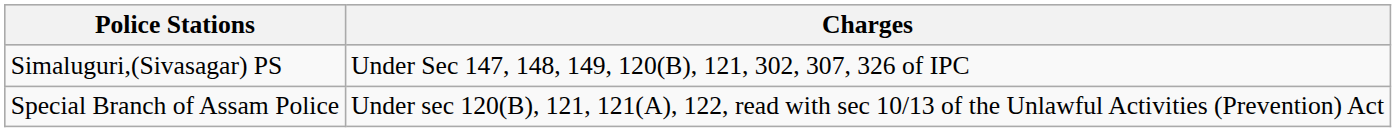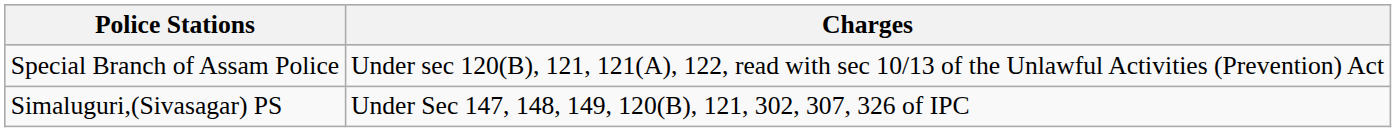rows swapped: (147, 65) <-> (175, 106)
